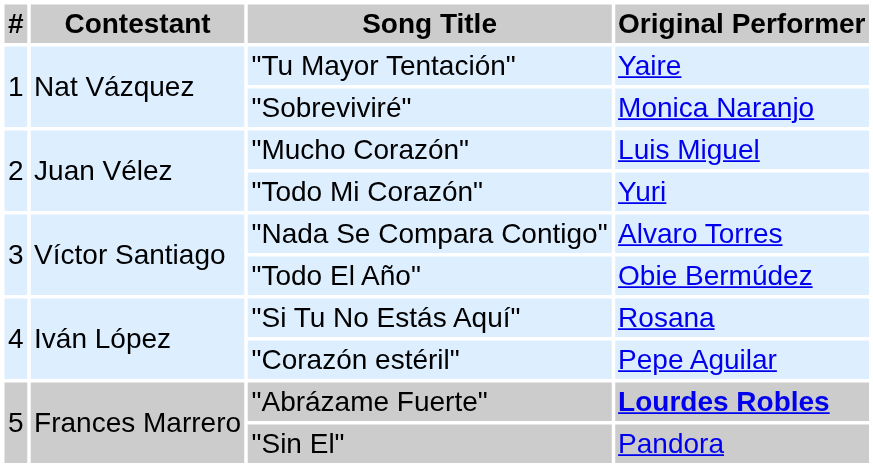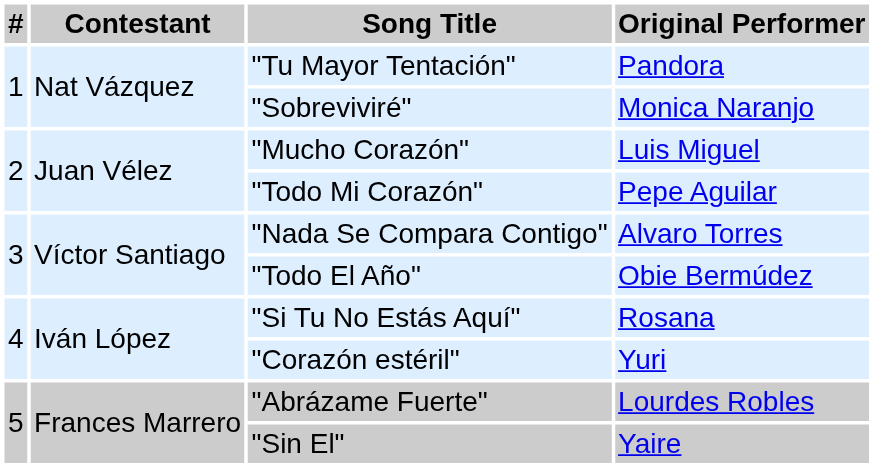(650, 65) Yaire -> (671, 65) Pandora
(642, 191) Yuri -> (697, 191) Pepe Aguilar
(697, 359) Pepe Aguilar -> (642, 359) Yuri
(724, 401) bold -> (716, 401) normal
(671, 443) Pandora -> (650, 443) Yaire
